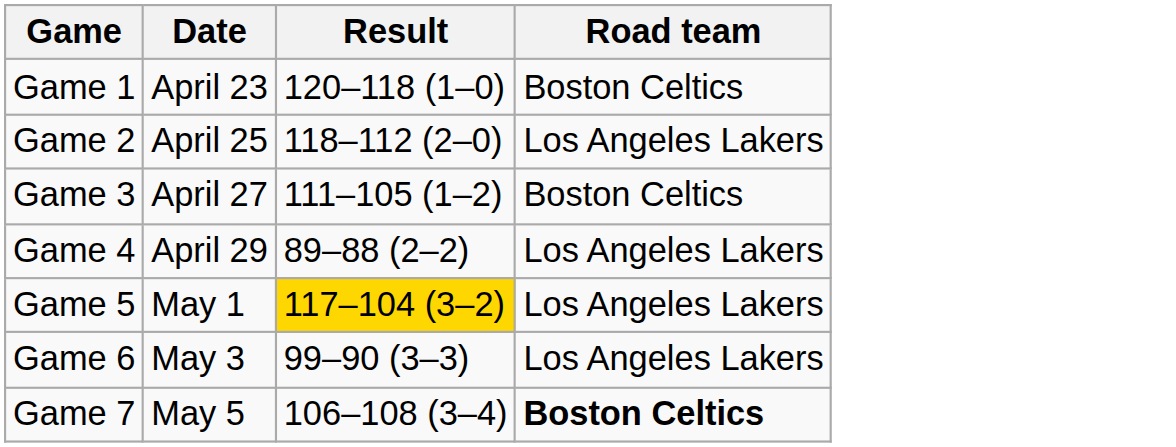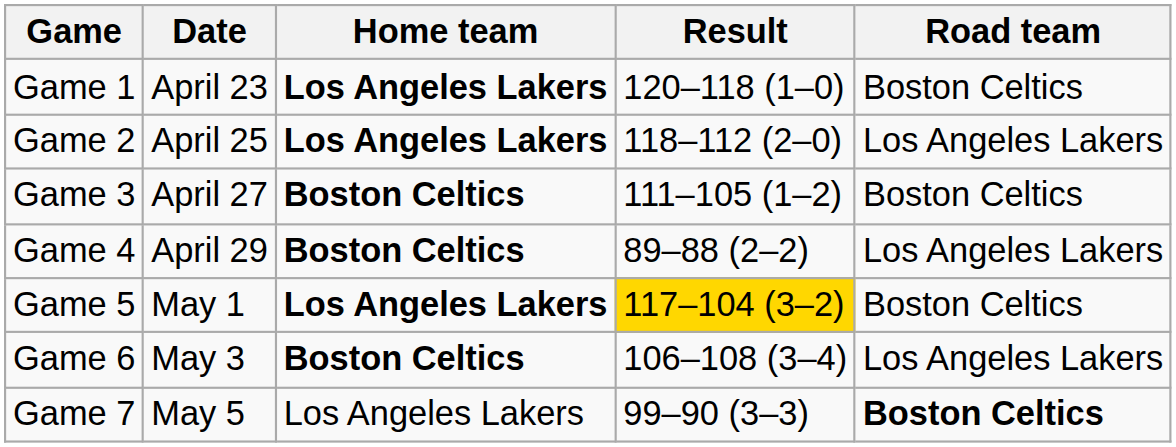+ column: (446, 31)
(674, 304) Los Angeles Lakers -> (973, 304) Boston Celtics
(377, 359) 99–90 (3–3) -> (735, 359) 106–108 (3–4)
(396, 413) 106–108 (3–4) -> (716, 413) 99–90 (3–3)
